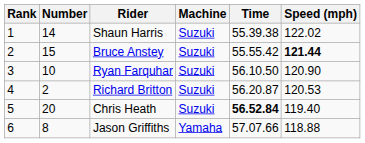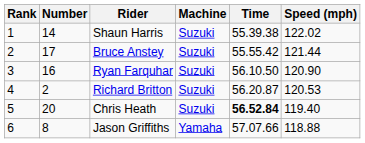(49, 52) 15 -> (49, 52) 17
(303, 52) bold -> (303, 52) normal
(49, 71) 10 -> (49, 71) 16
